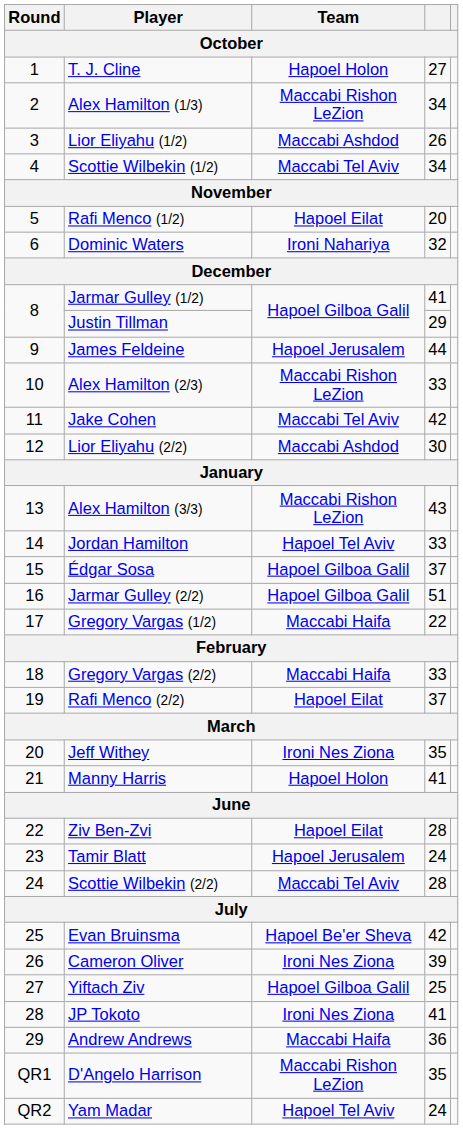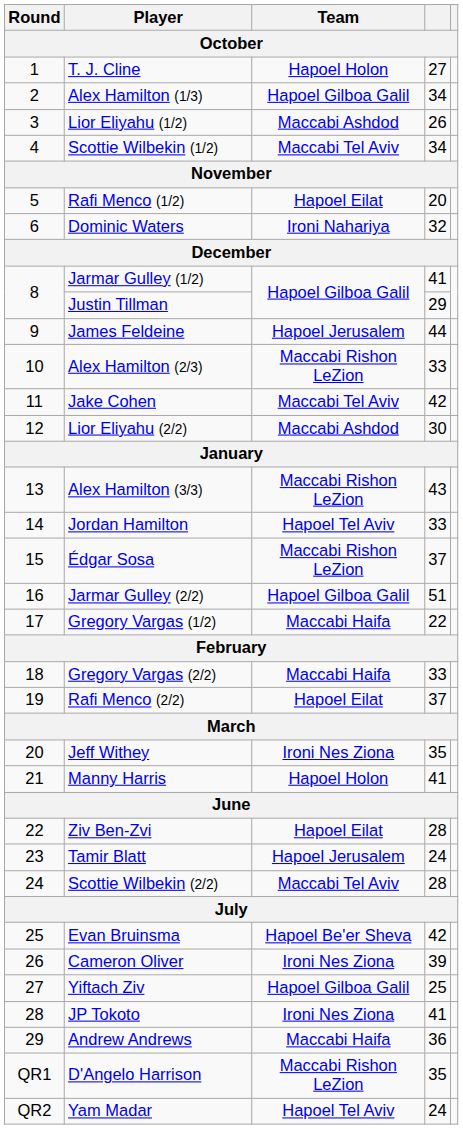(338, 105) Maccabi Rishon LeZion -> (338, 95) Hapoel Gilboa Galil
(338, 569) Hapoel Gilboa Galil -> (338, 560) Maccabi Rishon LeZion
